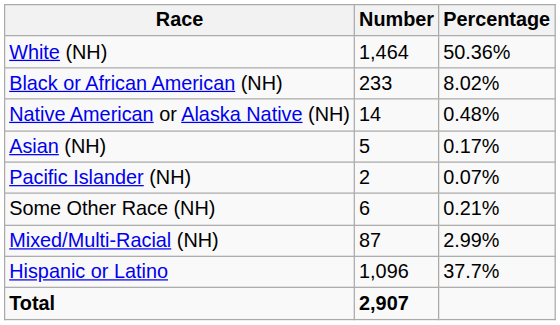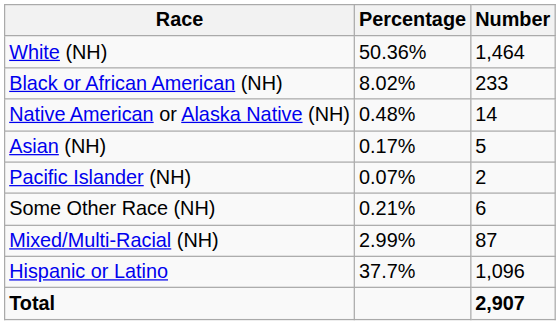columns swapped: (397, 20) <-> (497, 20)
